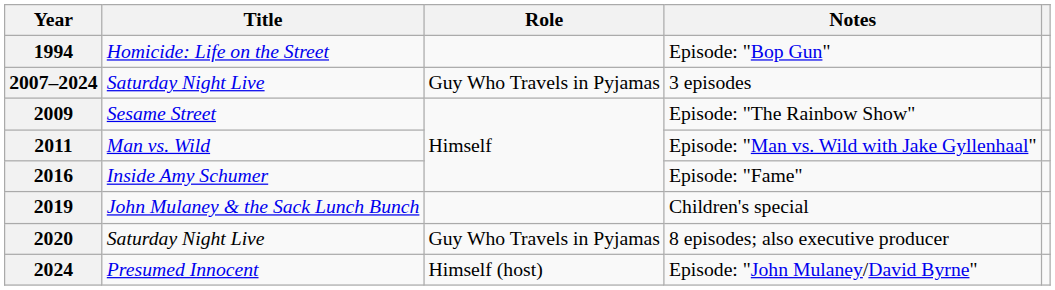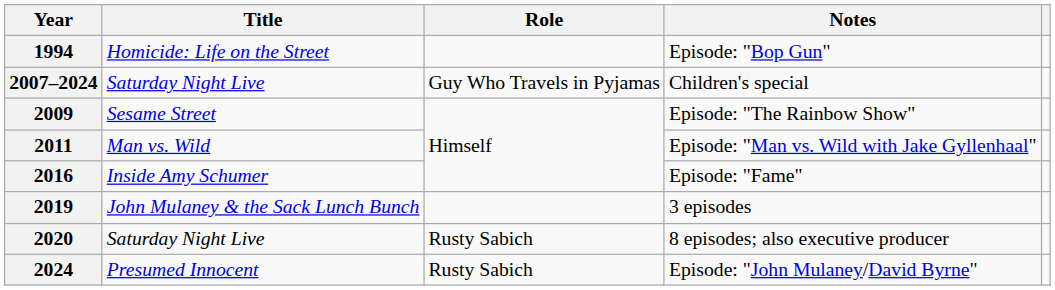(710, 82) 3 episodes -> (739, 82) Children's special
(739, 207) Children's special -> (710, 207) 3 episodes
(544, 238) Guy Who Travels in Pyjamas -> (481, 238) Rusty Sabich
(486, 269) Himself (host) -> (481, 269) Rusty Sabich
